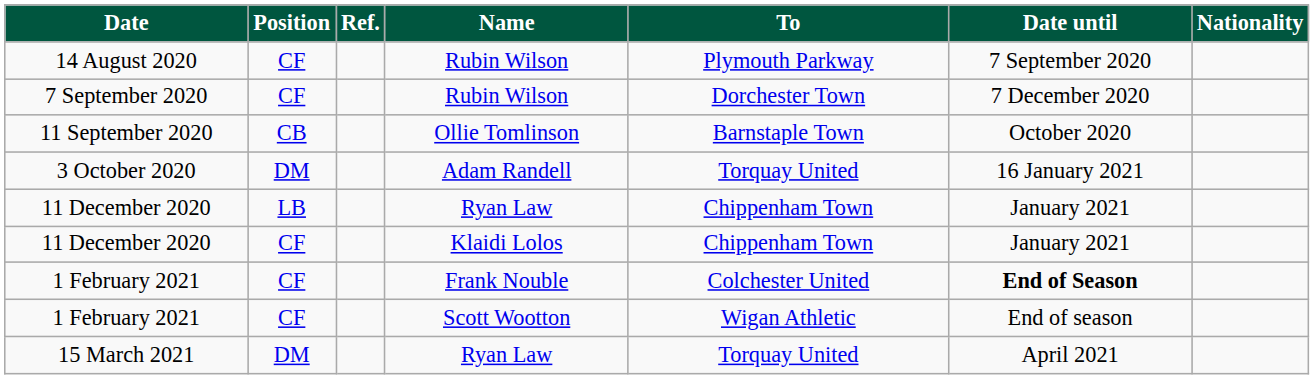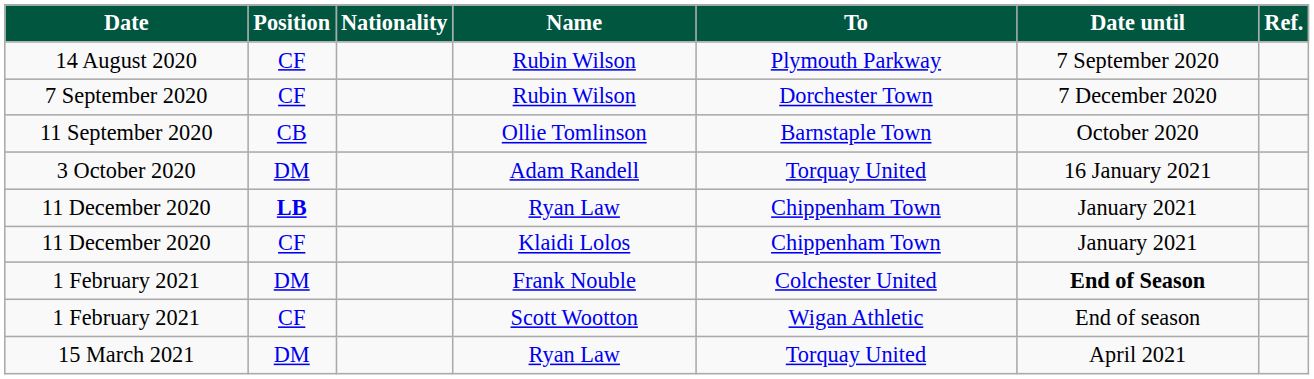columns swapped: (1250, 23) <-> (360, 23)
(292, 207) normal -> (292, 207) bold
(292, 280) CF -> (292, 280) DM
